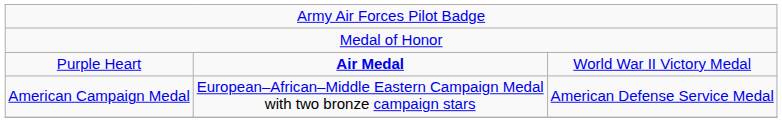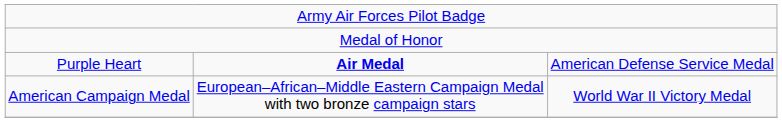(662, 64) World War II Victory Medal -> (662, 64) American Defense Service Medal
(662, 96) American Defense Service Medal -> (662, 96) World War II Victory Medal
